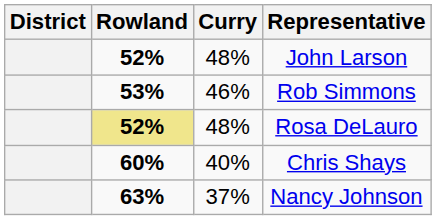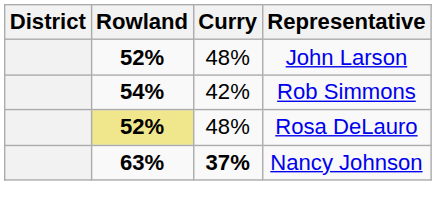(142, 92) 53% -> (142, 92) 54%
(228, 92) 46% -> (228, 92) 42%
- row: (346, 162)
(228, 197) normal -> (228, 162) bold
